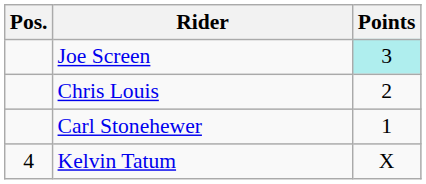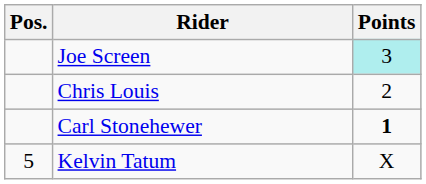(387, 125) normal -> (387, 125) bold
(29, 160) 4 -> (29, 160) 5
